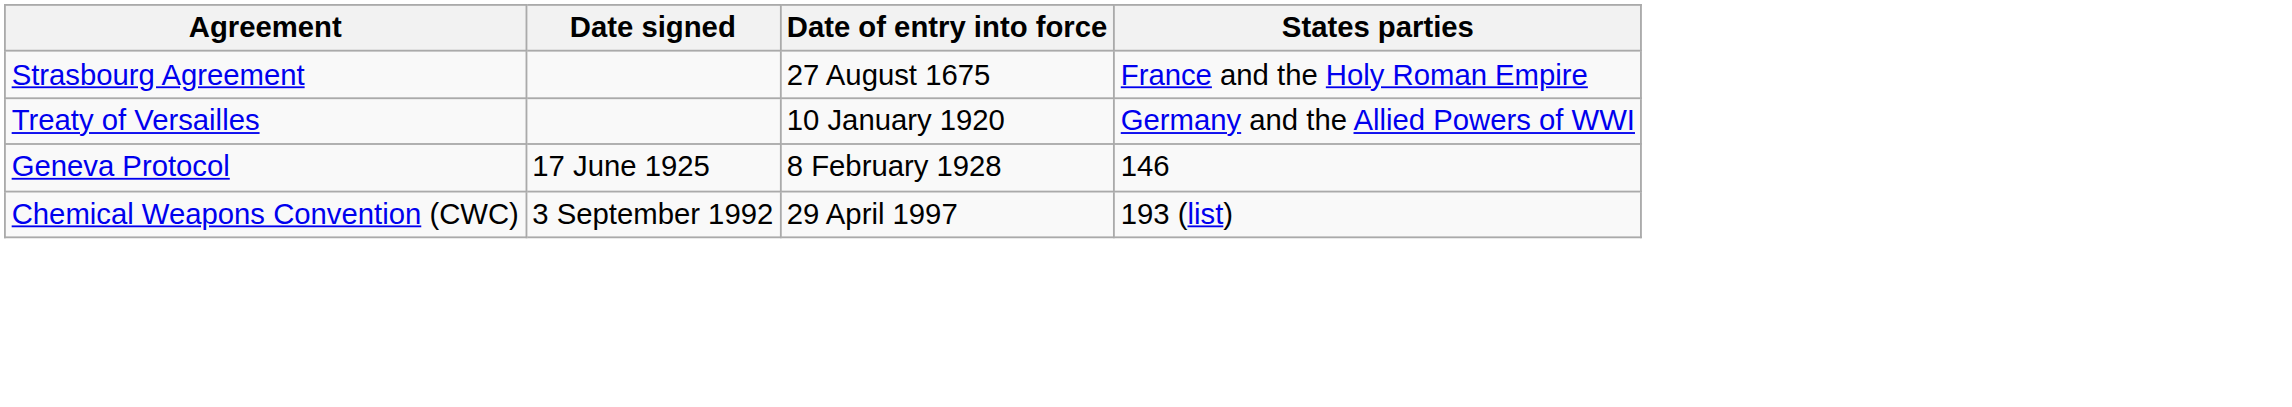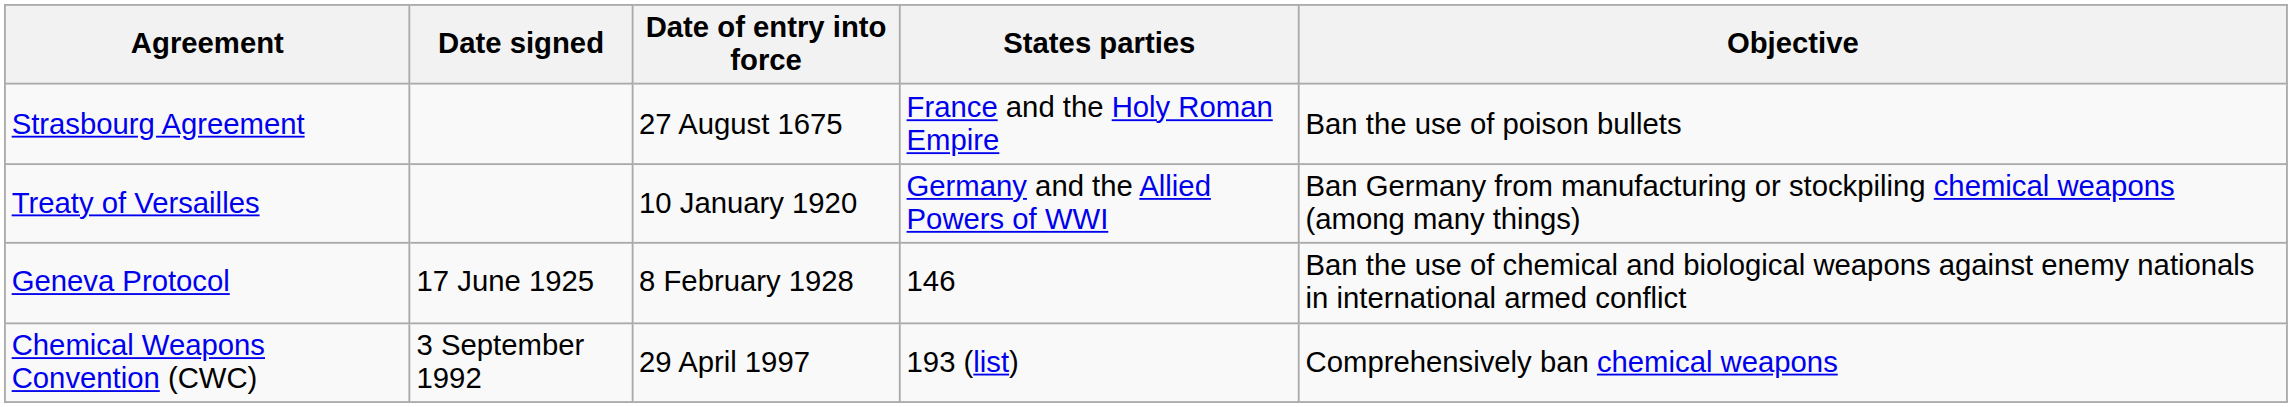+ column: (1793, 44)
